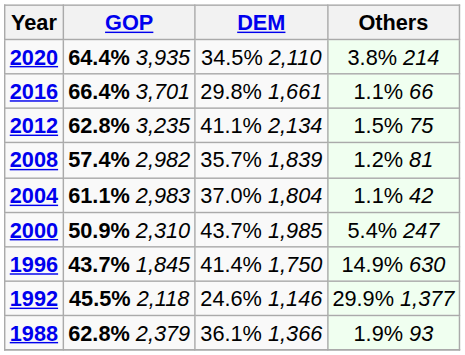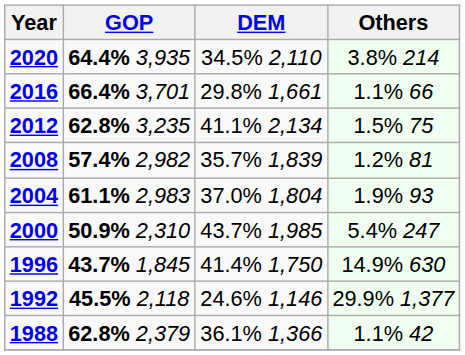(393, 195) 1.1% 42 -> (393, 195) 1.9% 93
(393, 332) 1.9% 93 -> (393, 332) 1.1% 42
